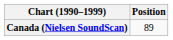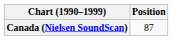(149, 27) 89 -> (149, 27) 87
